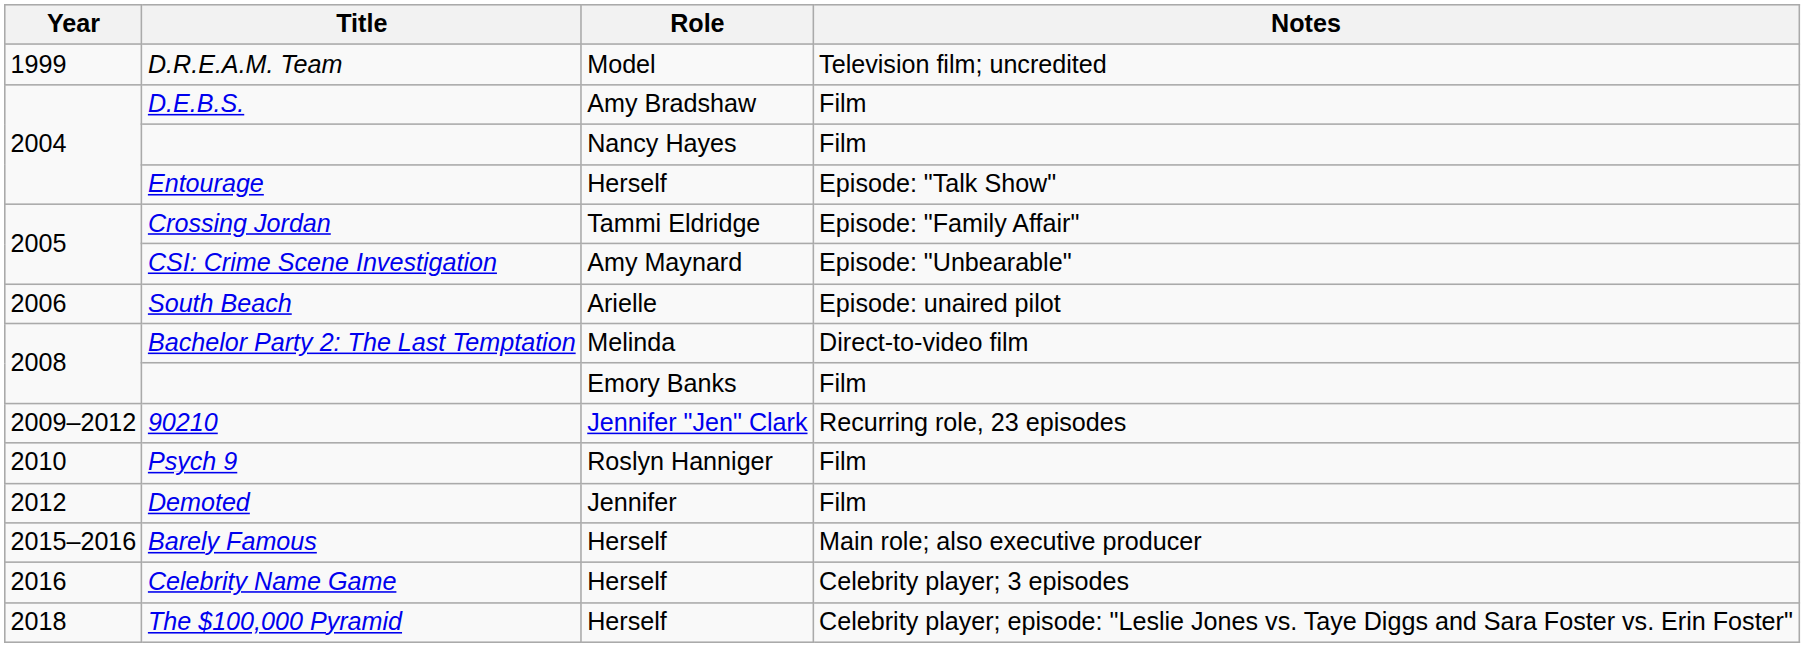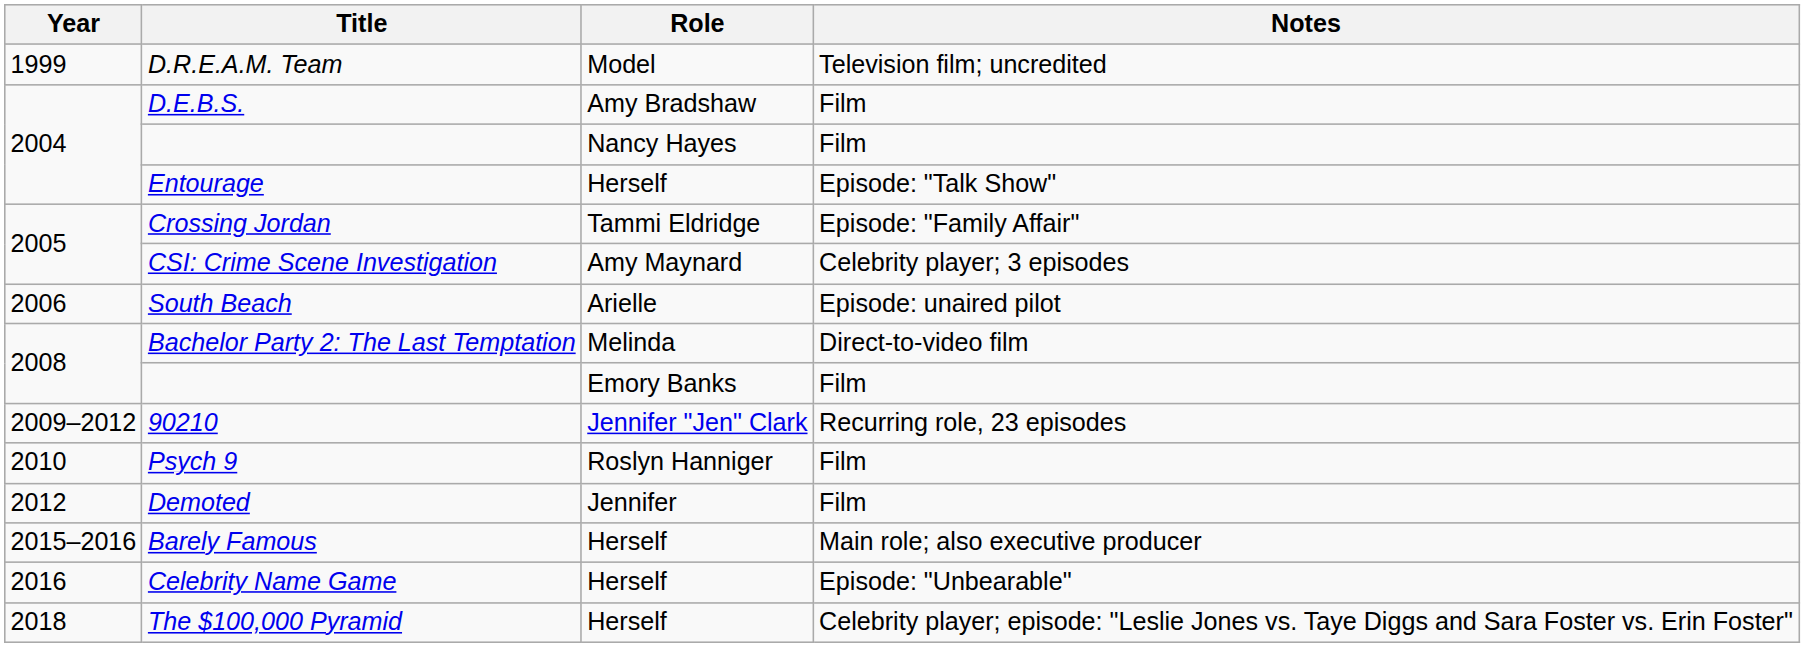(945, 263) Episode: "Unbearable" -> (974, 263) Celebrity player; 3 episodes
(974, 582) Celebrity player; 3 episodes -> (945, 582) Episode: "Unbearable"
